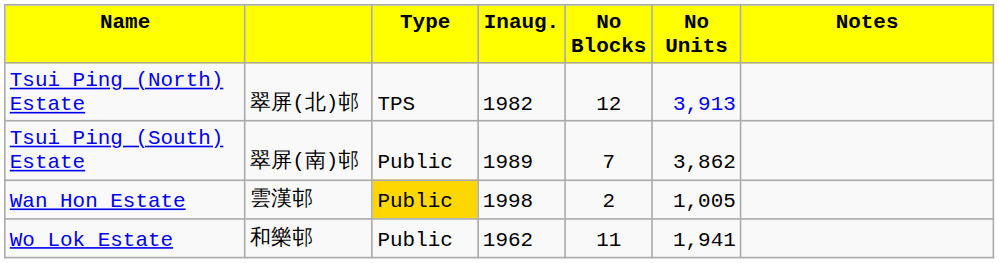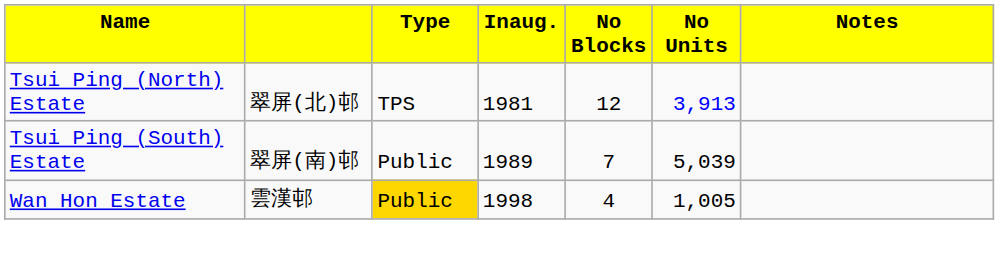(508, 104) 1982 -> (508, 104) 1981
(704, 163) 3,862 -> (704, 163) 5,039
(609, 201) 2 -> (609, 201) 4
- row: (91, 240)
